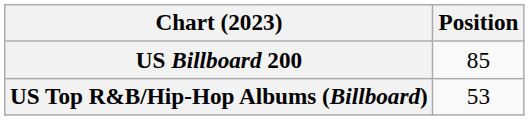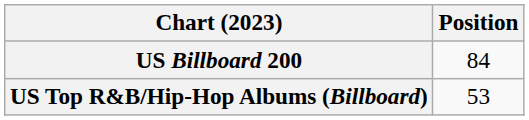(478, 59) 85 -> (478, 59) 84
